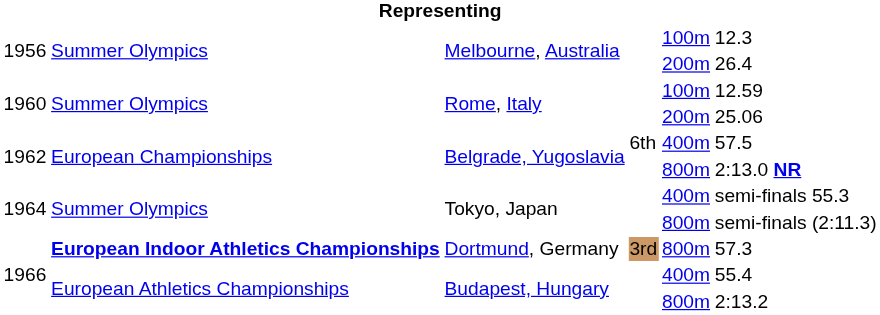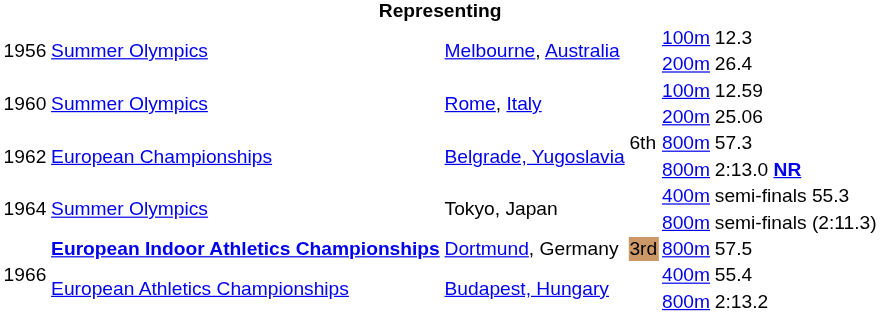(686, 143) 400m -> (686, 143) 800m
(733, 143) 57.5 -> (733, 143) 57.3
(733, 248) 57.3 -> (733, 248) 57.5
